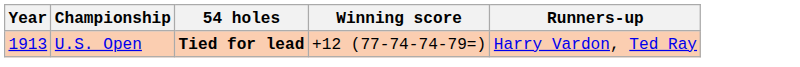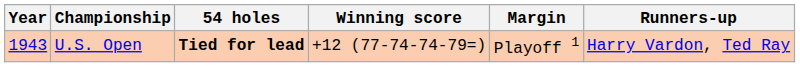+ column: (537, 18)
(28, 44) 1913 -> (28, 46) 1943
